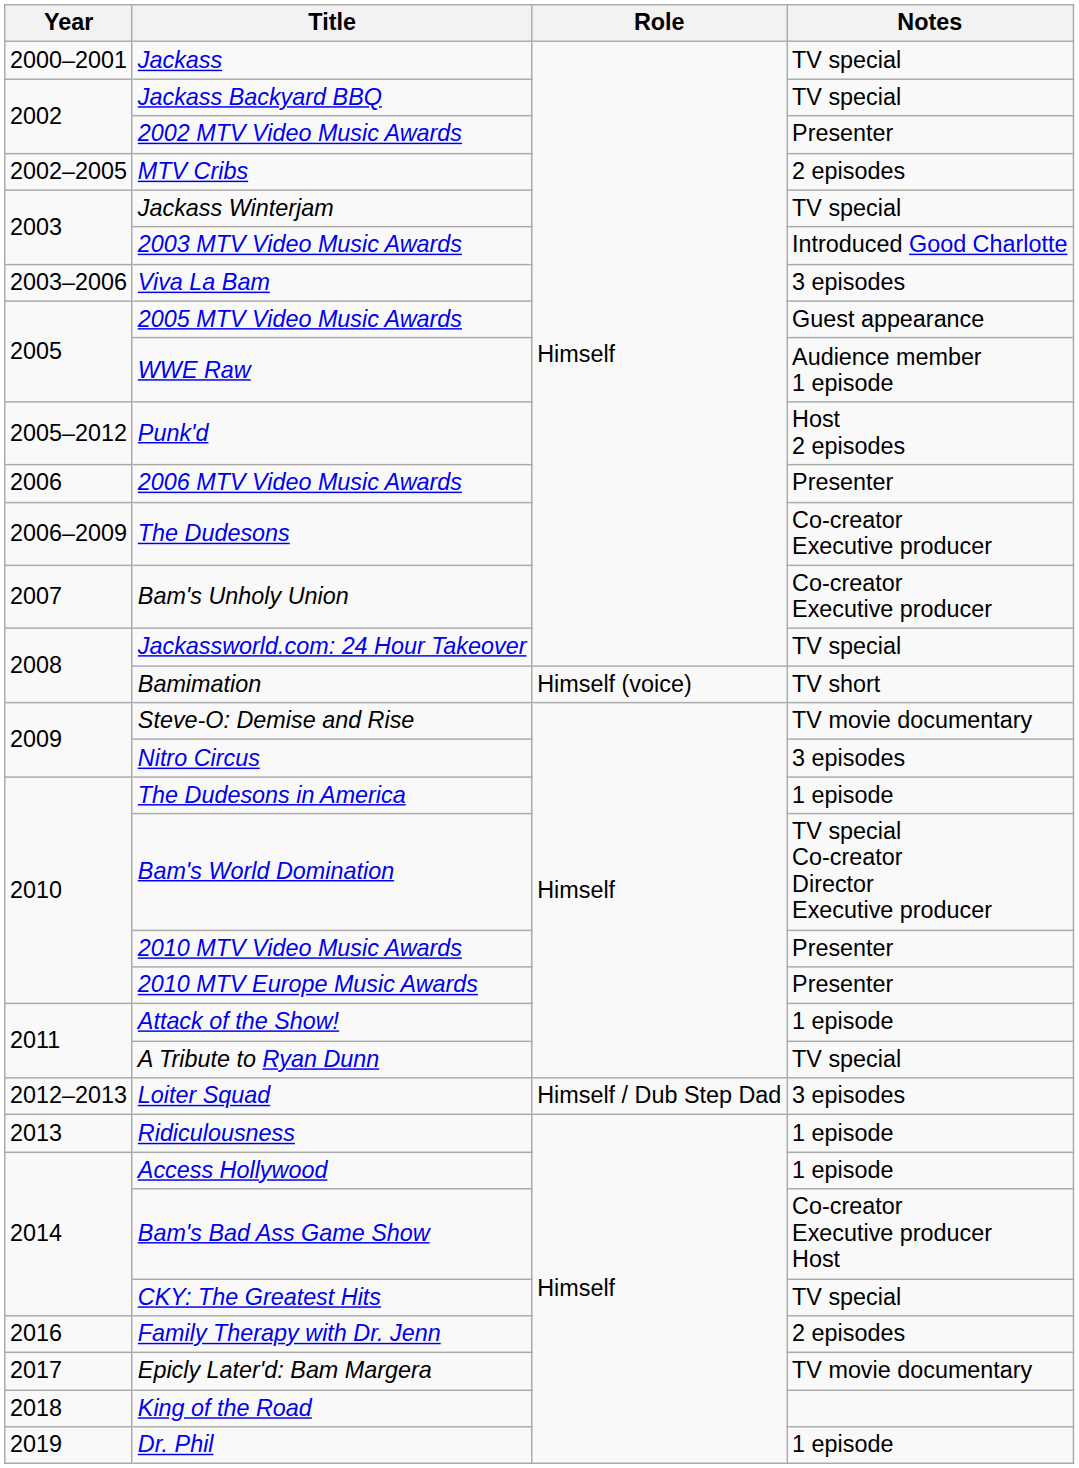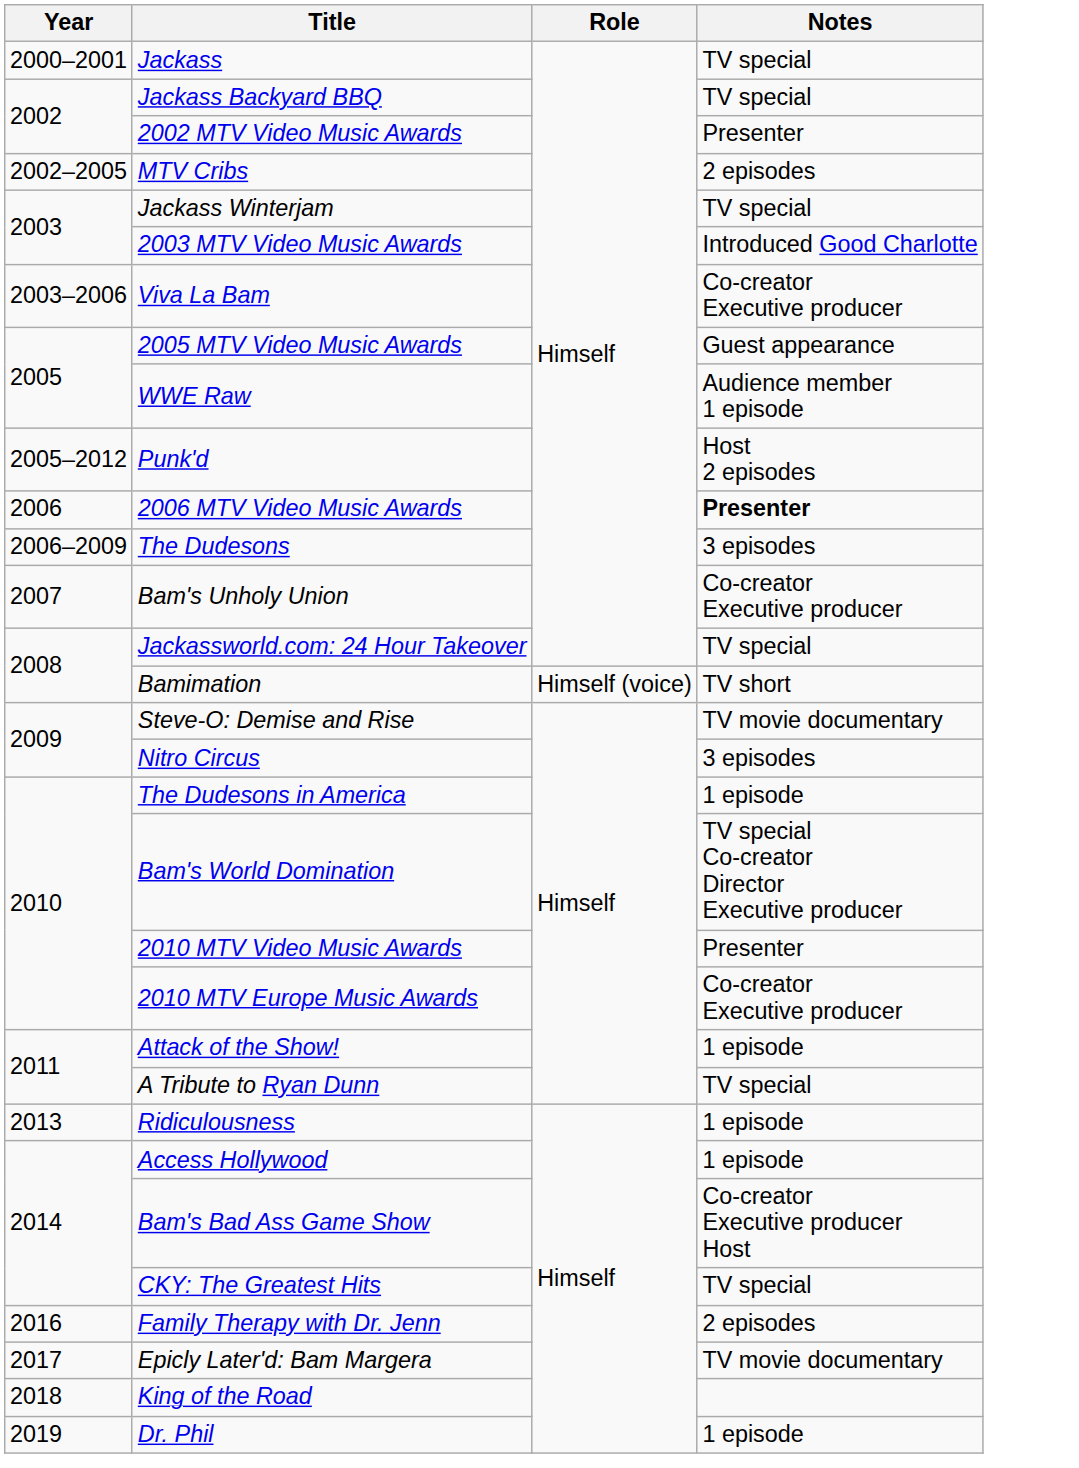(849, 282) 3 episodes -> (802, 295) Co-creator Executive producer
(843, 483) normal -> (756, 509) bold
(892, 533) Co-creator Executive producer -> (759, 546) 3 episodes
(843, 984) Presenter -> (802, 998) Co-creator Executive producer
- row: (204, 1096)
